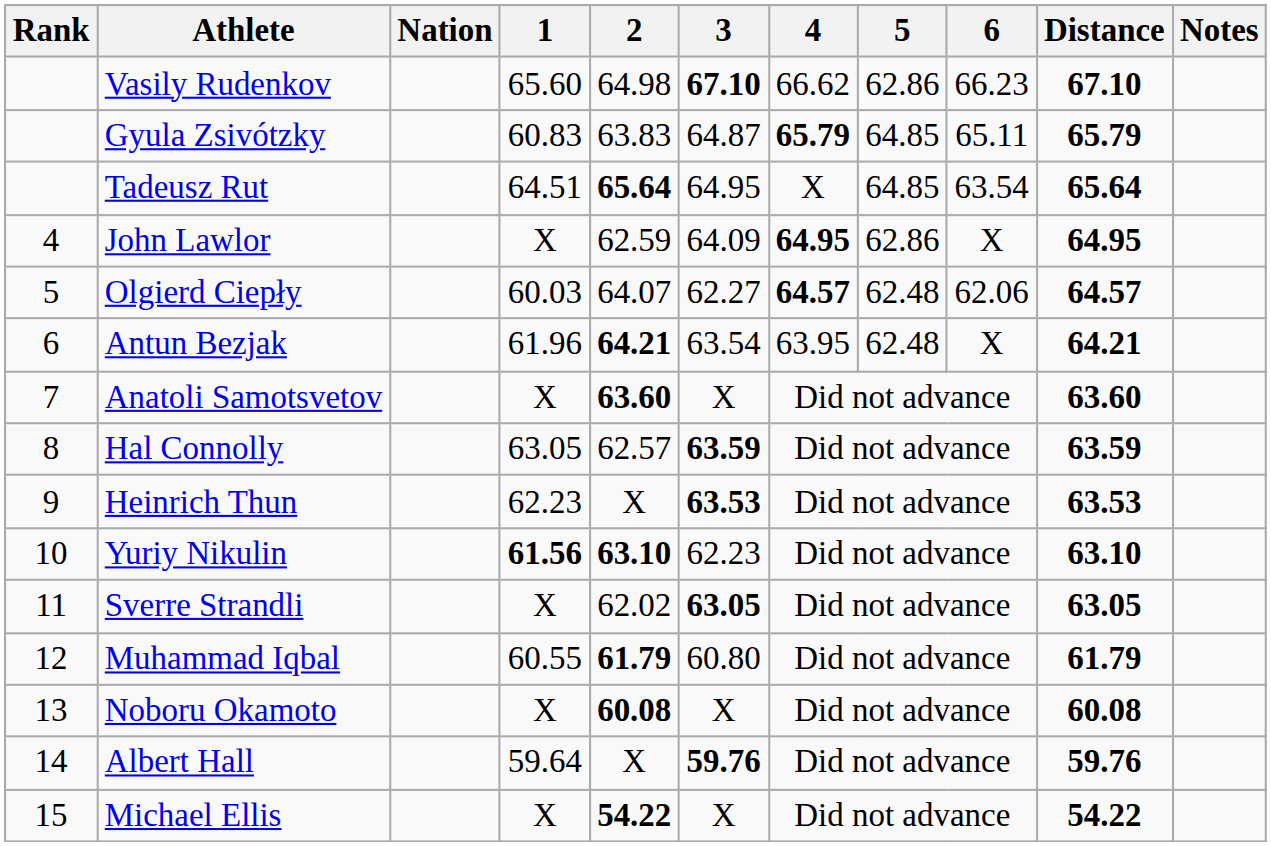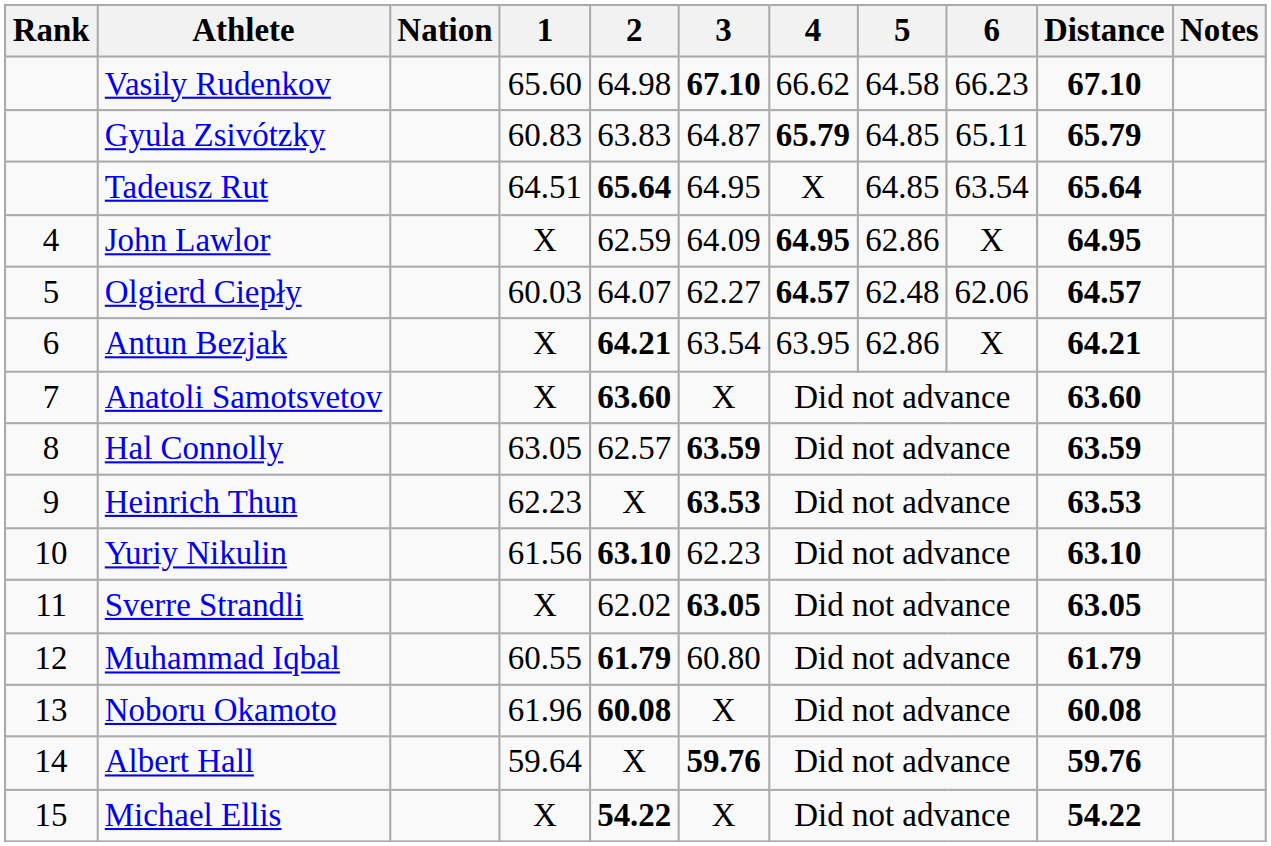(902, 82) 62.86 -> (902, 82) 64.58
(545, 344) 61.96 -> (545, 344) X
(902, 344) 62.48 -> (902, 344) 62.86
(545, 553) bold -> (545, 553) normal
(545, 710) X -> (545, 710) 61.96
